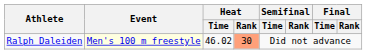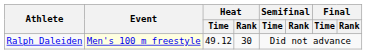(218, 41) 46.02 -> (218, 41) 49.12
(247, 41) lightsalmon background -> (247, 41) no background
